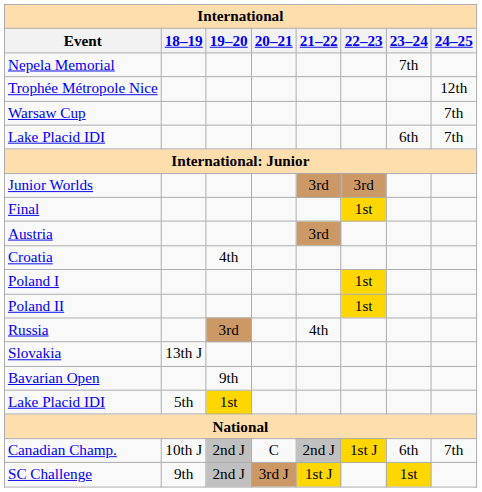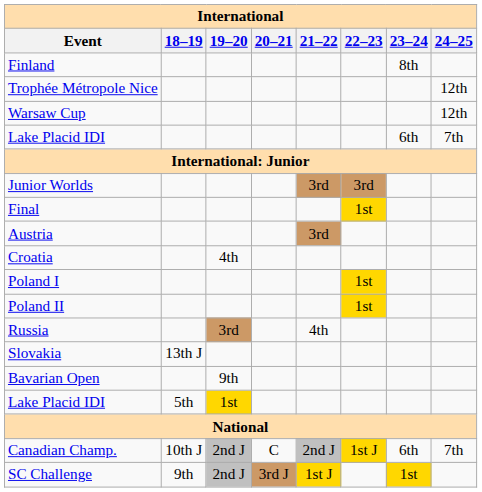+ row: (31, 64)
- row: (61, 64)
(454, 112) 7th -> (454, 112) 12th
